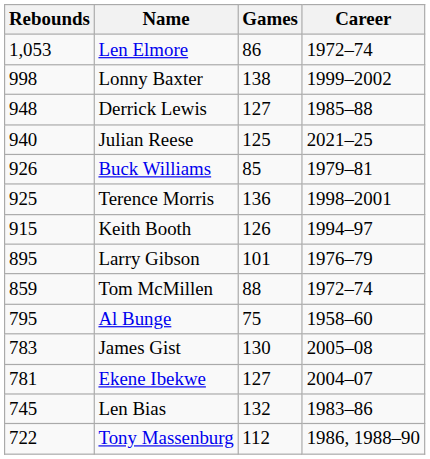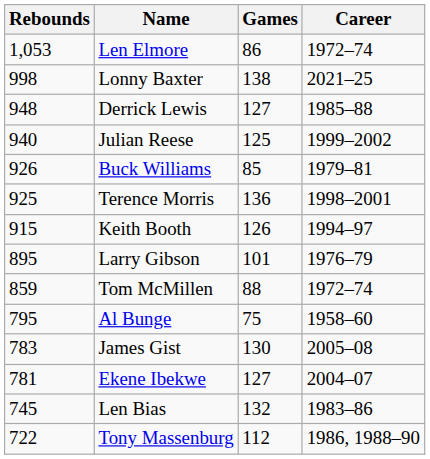(349, 79) 1999–2002 -> (340, 79) 2021–25
(340, 139) 2021–25 -> (349, 139) 1999–2002
